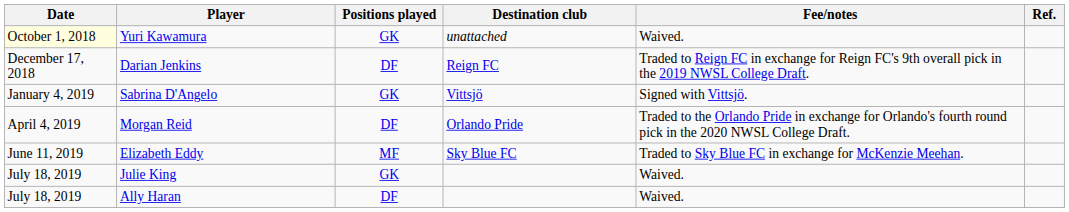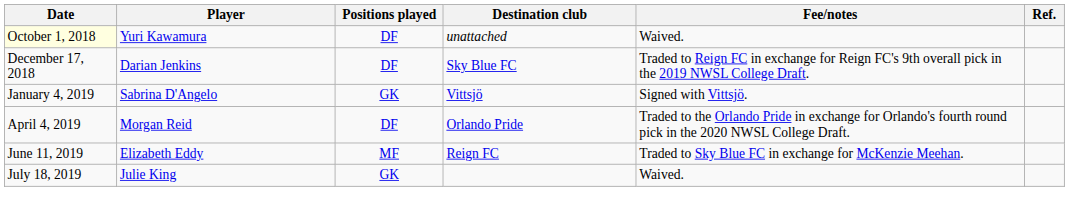(389, 36) GK -> (389, 36) DF
(473, 66) Reign FC -> (482, 66) Sky Blue FC
(482, 153) Sky Blue FC -> (473, 153) Reign FC
- row: (150, 196)
